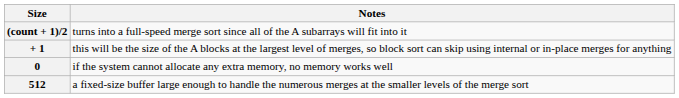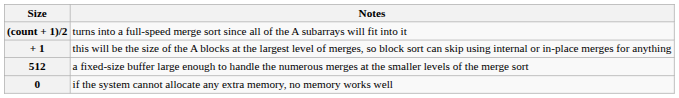rows swapped: (37, 84) <-> (37, 66)
